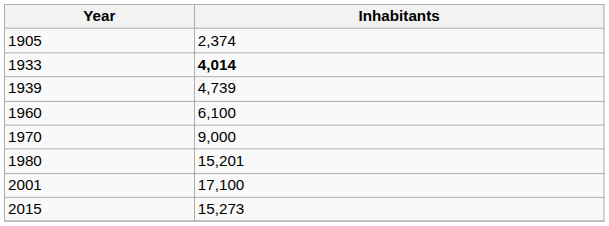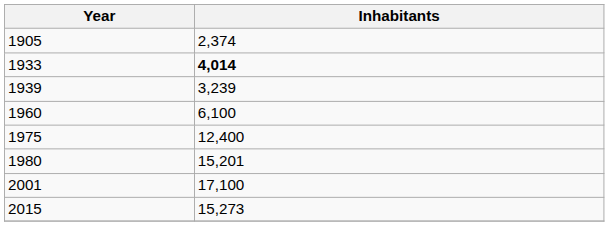(217, 88) 4,739 -> (217, 88) 3,239
- row: (25, 137)
+ row: (25, 137)
